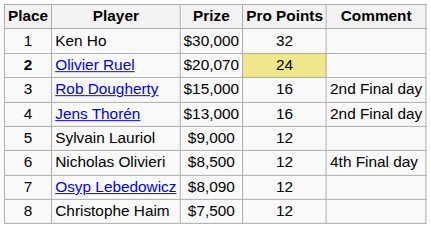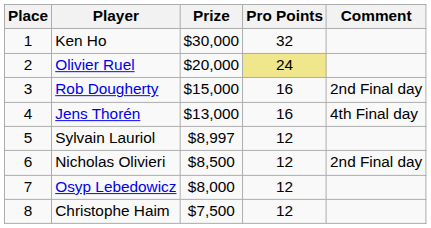(28, 65) bold -> (28, 65) normal
(211, 65) $20,070 -> (211, 65) $20,000
(376, 114) 2nd Final day -> (374, 114) 4th Final day
(211, 138) $9,000 -> (211, 138) $8,997
(374, 162) 4th Final day -> (376, 162) 2nd Final day
(211, 187) $8,090 -> (211, 187) $8,000
